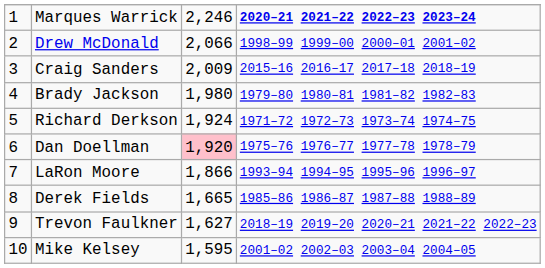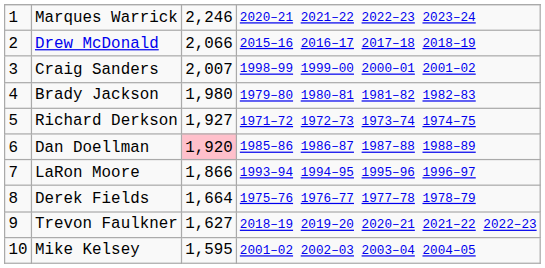(358, 18) bold -> (358, 18) normal
(358, 43) 1998–99 1999–00 2000–01 2001–02 -> (358, 43) 2015–16 2016–17 2017–18 2018–19
(209, 69) 2,009 -> (209, 69) 2,007
(358, 69) 2015–16 2016–17 2017–18 2018–19 -> (358, 69) 1998–99 1999–00 2000–01 2001–02
(209, 121) 1,924 -> (209, 121) 1,927
(358, 147) 1975–76 1976–77 1977–78 1978–79 -> (358, 147) 1985–86 1986–87 1987–88 1988–89
(209, 198) 1,665 -> (209, 198) 1,664
(358, 198) 1985–86 1986–87 1987–88 1988–89 -> (358, 198) 1975–76 1976–77 1977–78 1978–79
